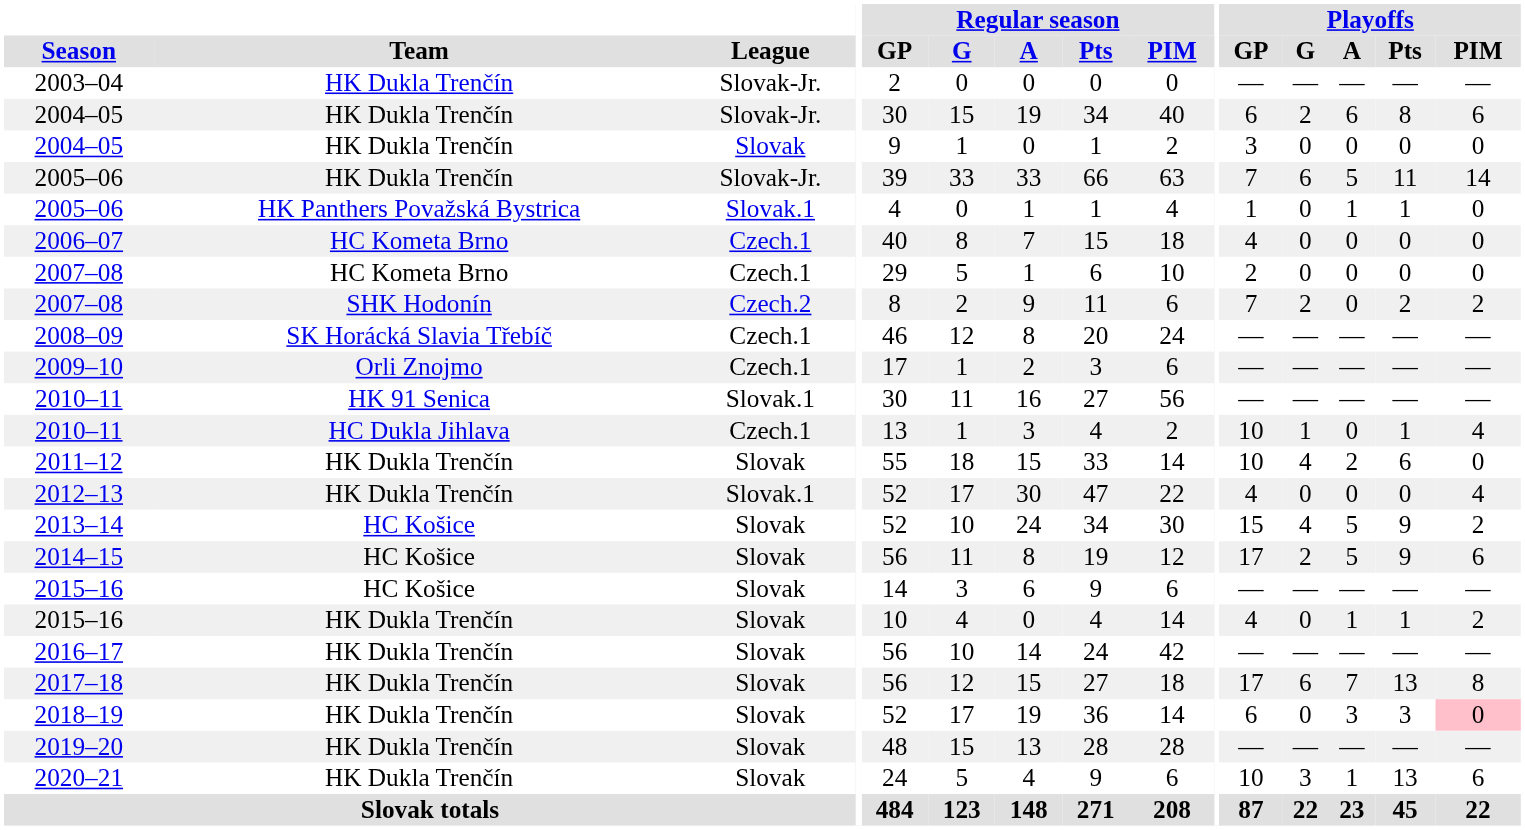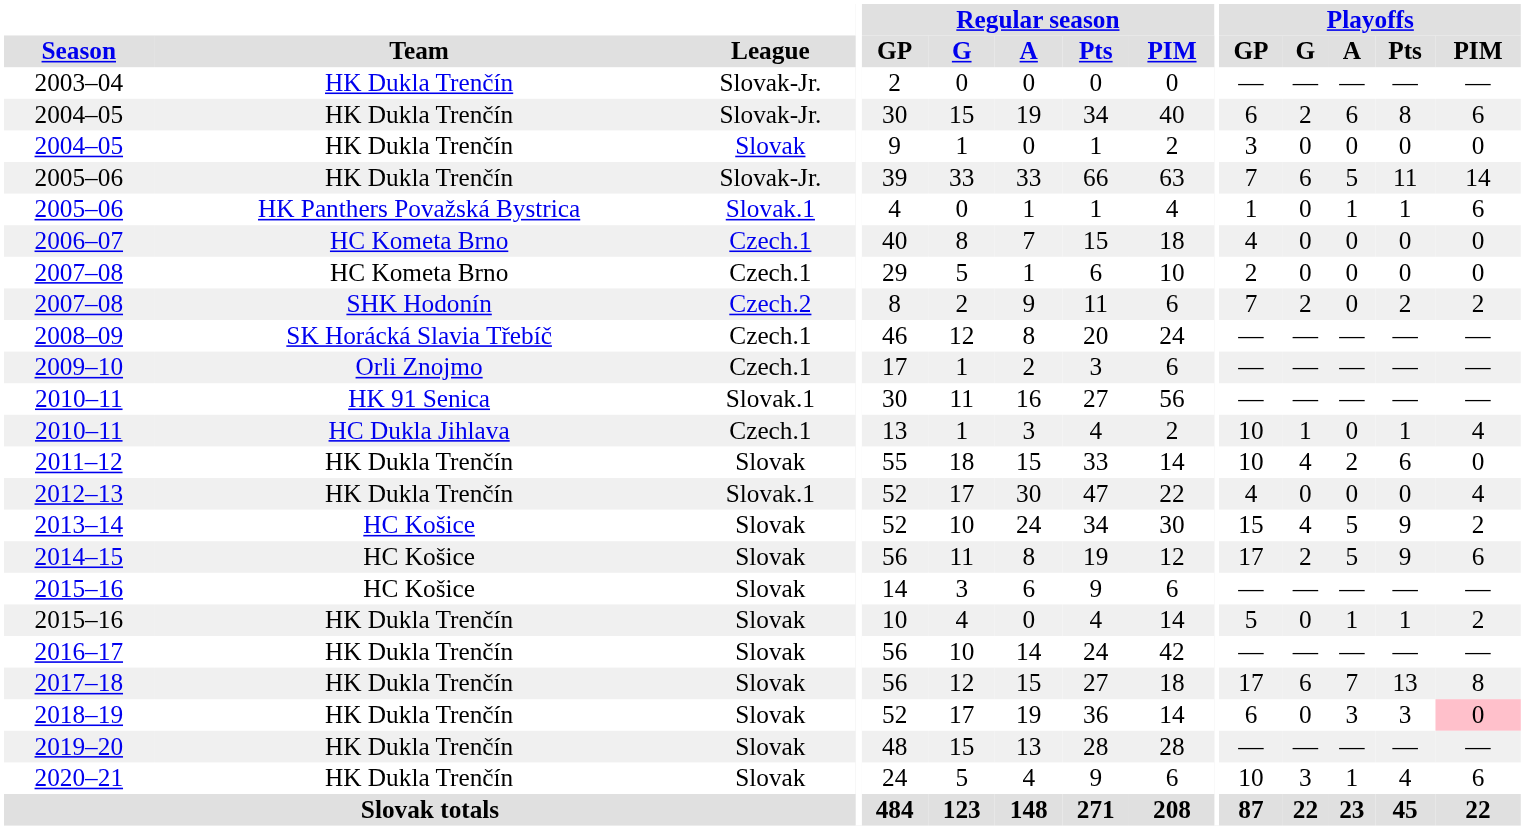(1478, 209) 0 -> (1478, 209) 6
(1251, 619) 4 -> (1251, 619) 5
(1405, 777) 13 -> (1405, 777) 4
